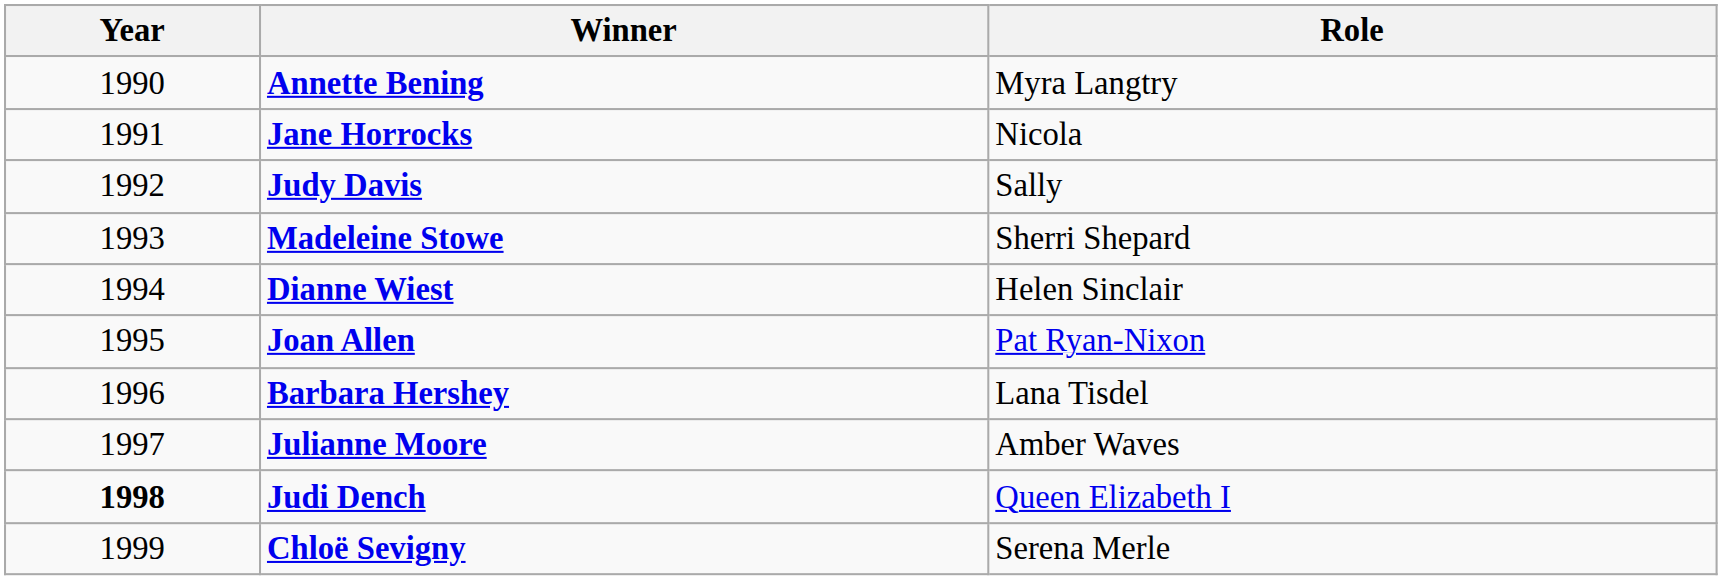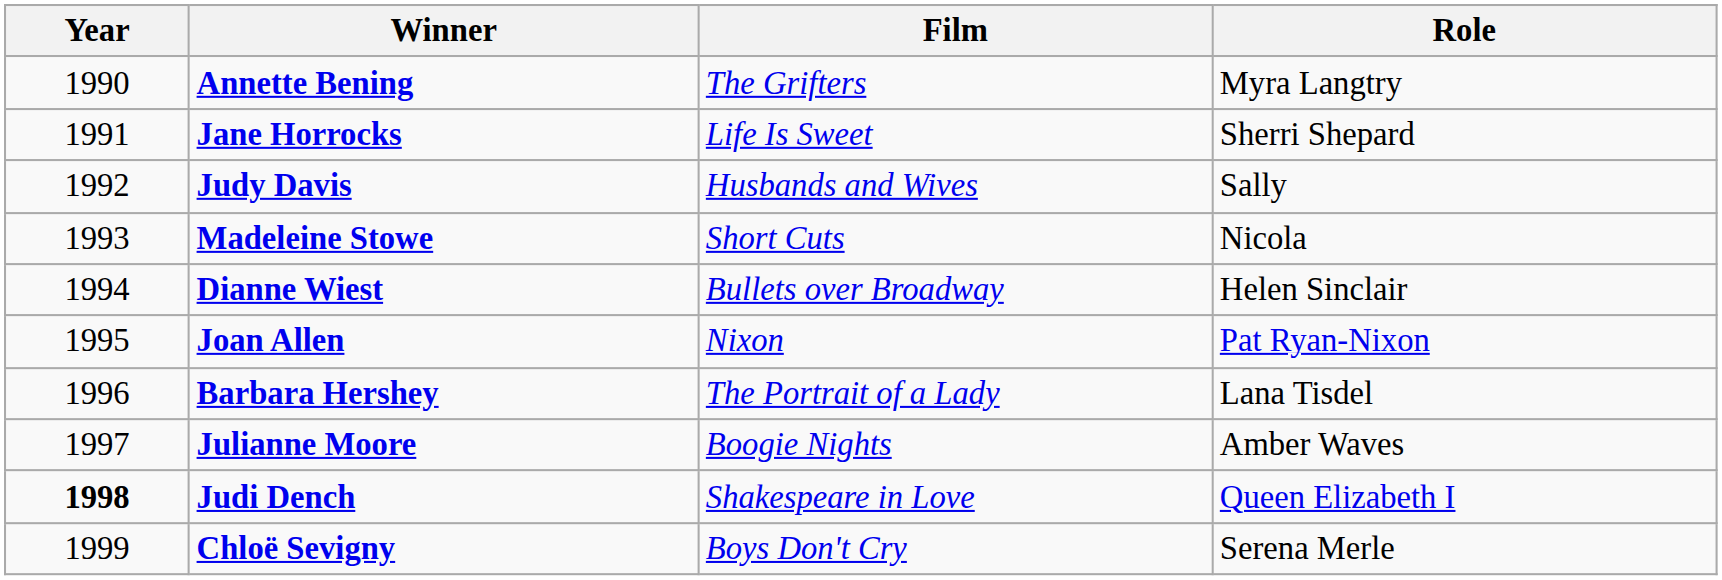+ column: (955, 30)
(1039, 133) Nicola -> (1317, 133) Sherri Shepard
(1093, 237) Sherri Shepard -> (1263, 237) Nicola
